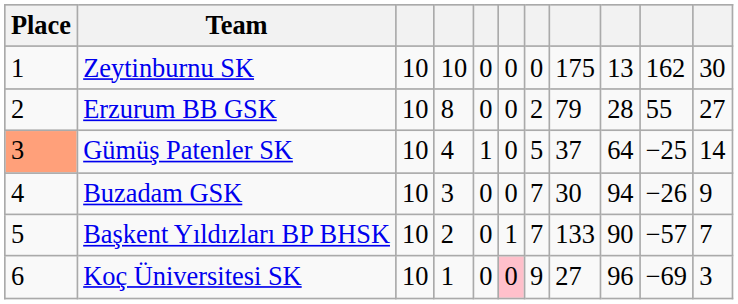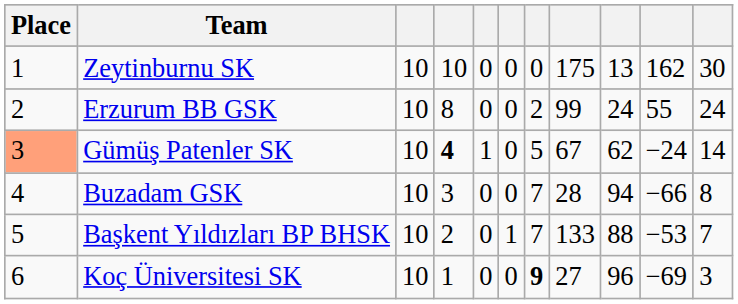(569, 109) 79 -> (569, 109) 99
(620, 109) 28 -> (620, 109) 24
(712, 109) 27 -> (712, 109) 24
(447, 151) normal -> (447, 151) bold
(569, 151) 37 -> (569, 151) 67
(620, 151) 64 -> (620, 151) 62
(666, 151) −25 -> (666, 151) −24
(569, 192) 30 -> (569, 192) 28
(666, 192) −26 -> (666, 192) −66
(706, 192) 9 -> (706, 192) 8
(620, 234) 90 -> (620, 234) 88
(666, 234) −57 -> (666, 234) −53
(511, 276) pink background -> (511, 276) no background
(537, 276) normal -> (537, 276) bold
